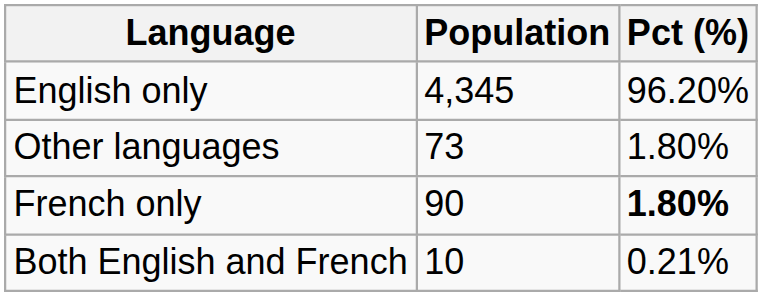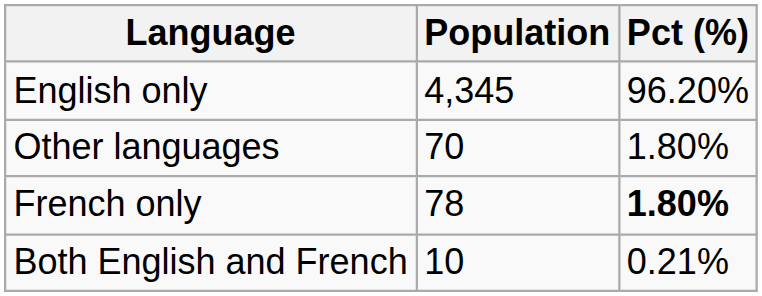(444, 147) 73 -> (444, 147) 70
(444, 204) 90 -> (444, 204) 78
